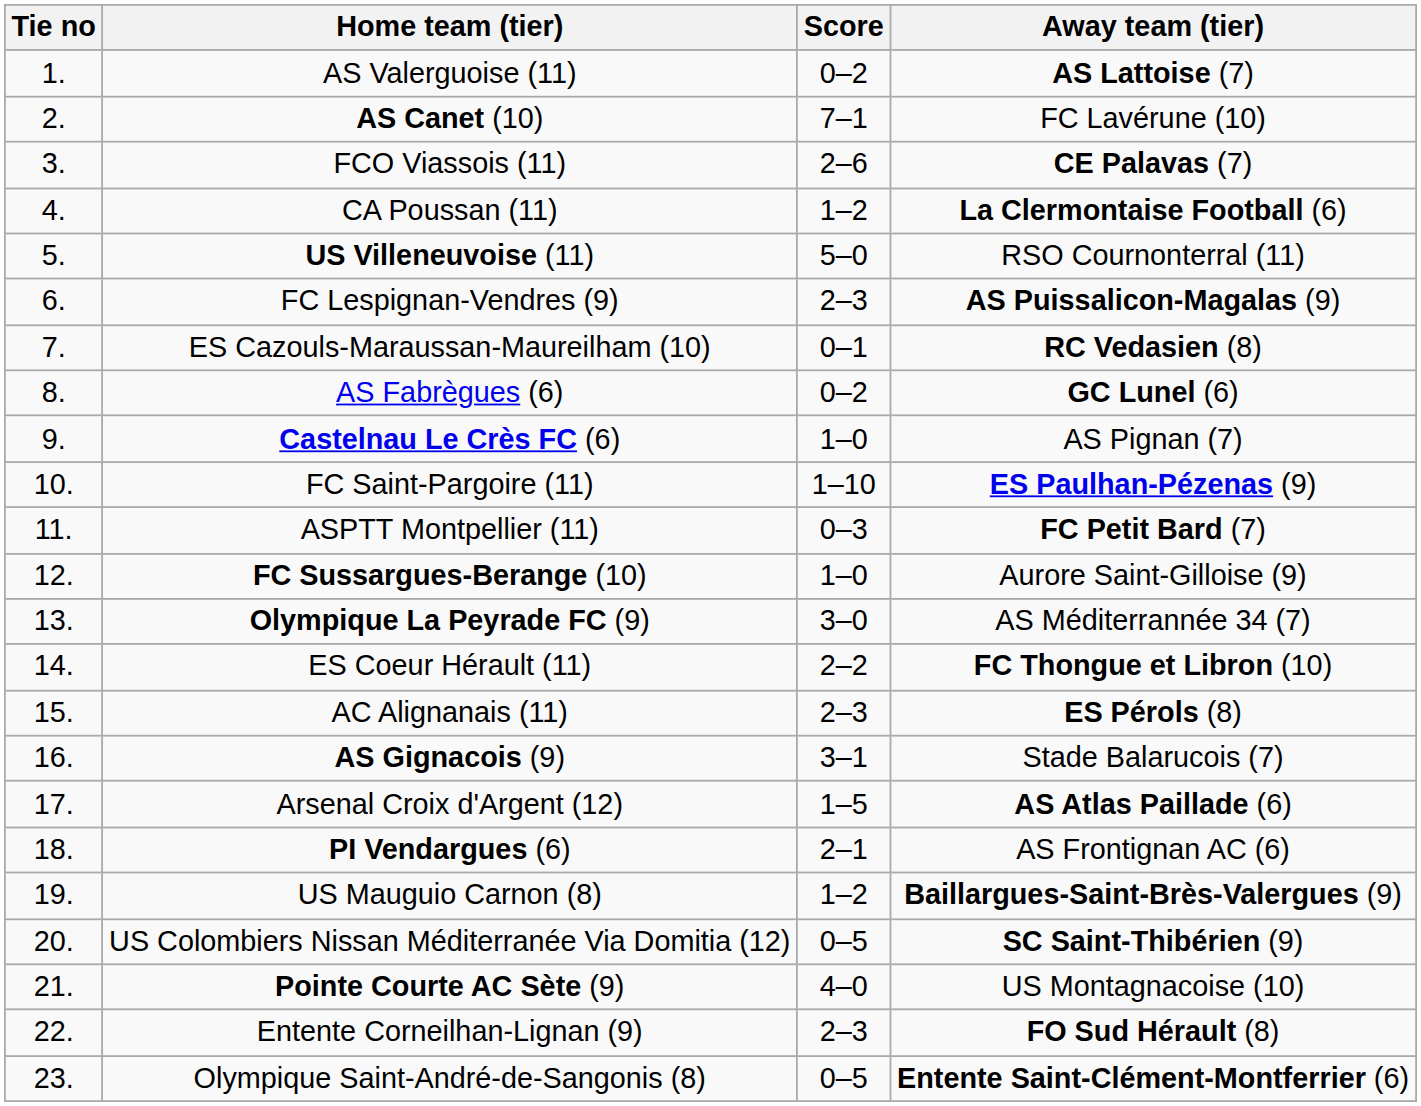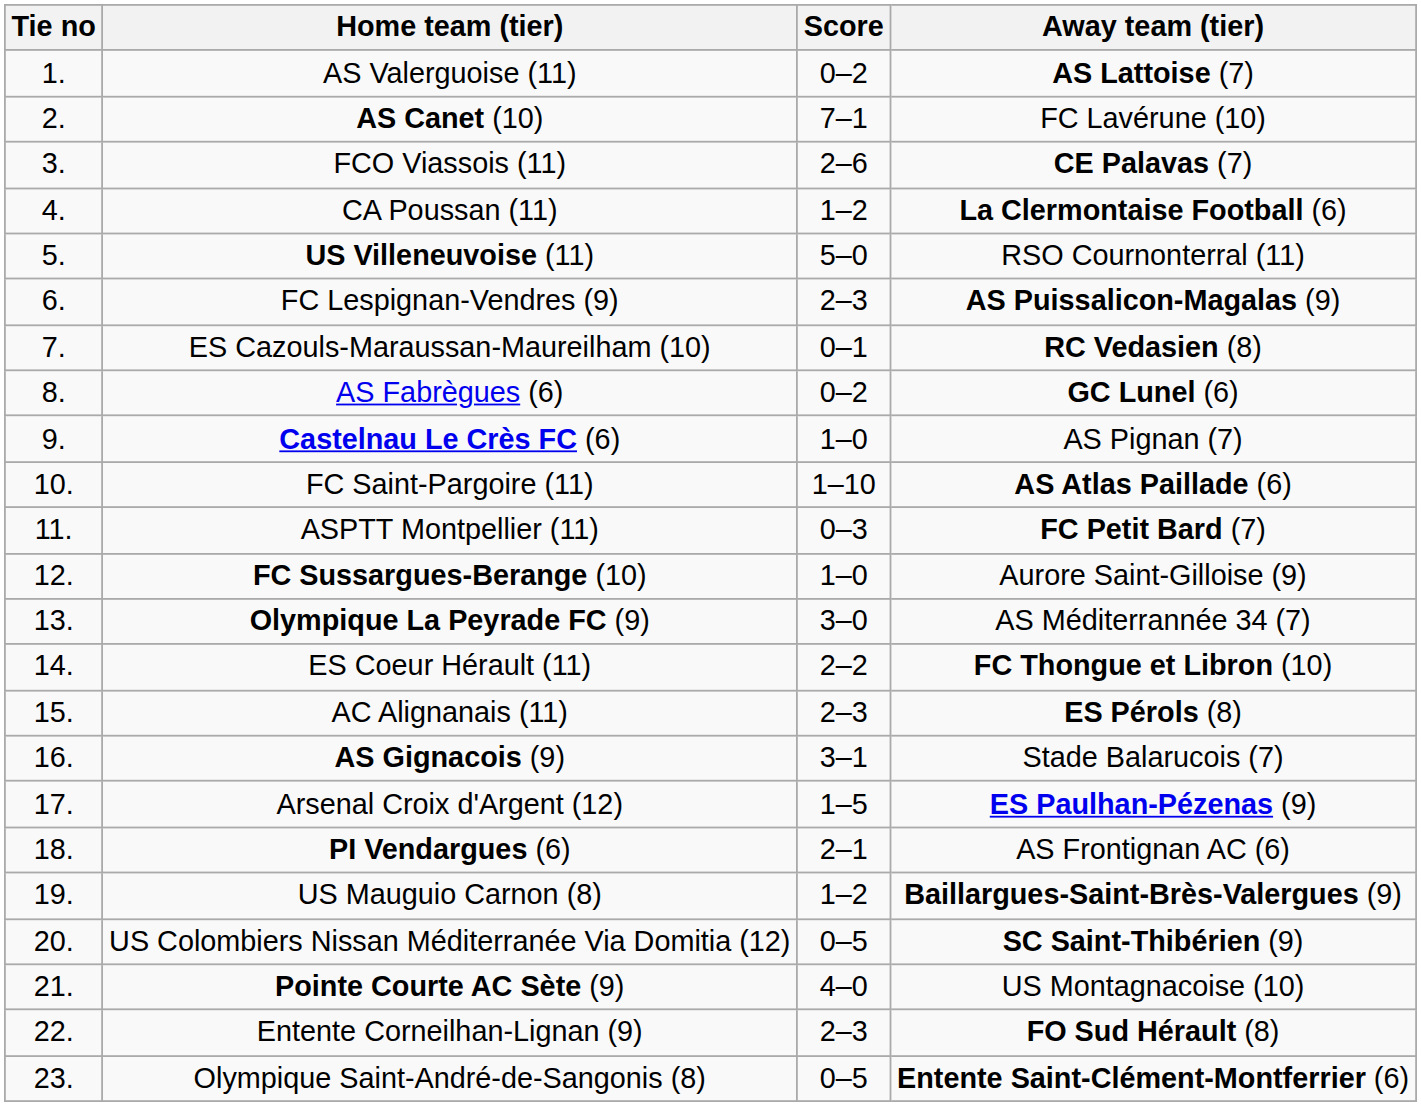(1153, 484) ES Paulhan-Pézenas (9) -> (1153, 484) AS Atlas Paillade (6)
(1153, 803) AS Atlas Paillade (6) -> (1153, 803) ES Paulhan-Pézenas (9)
